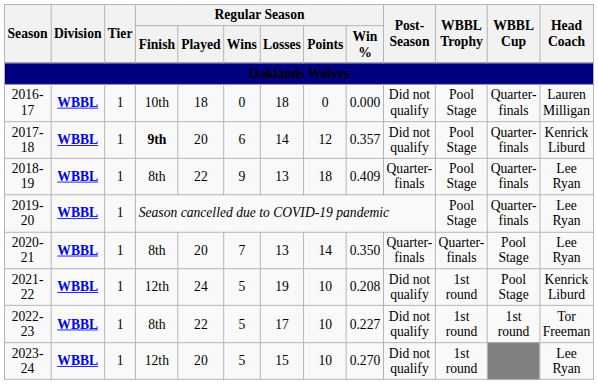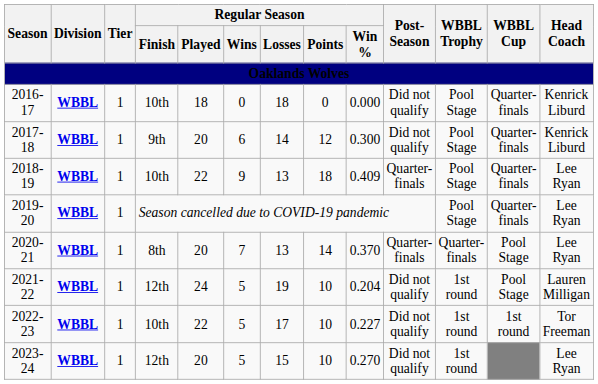(567, 102) Lauren Milligan -> (567, 102) Kenrick Liburd
(157, 139) bold -> (157, 139) normal
(365, 139) 0.357 -> (365, 139) 0.300
(157, 176) 8th -> (157, 176) 10th
(365, 250) 0.350 -> (365, 250) 0.370
(365, 287) 0.208 -> (365, 287) 0.204
(567, 287) Kenrick Liburd -> (567, 287) Lauren Milligan
(157, 324) 8th -> (157, 324) 10th
